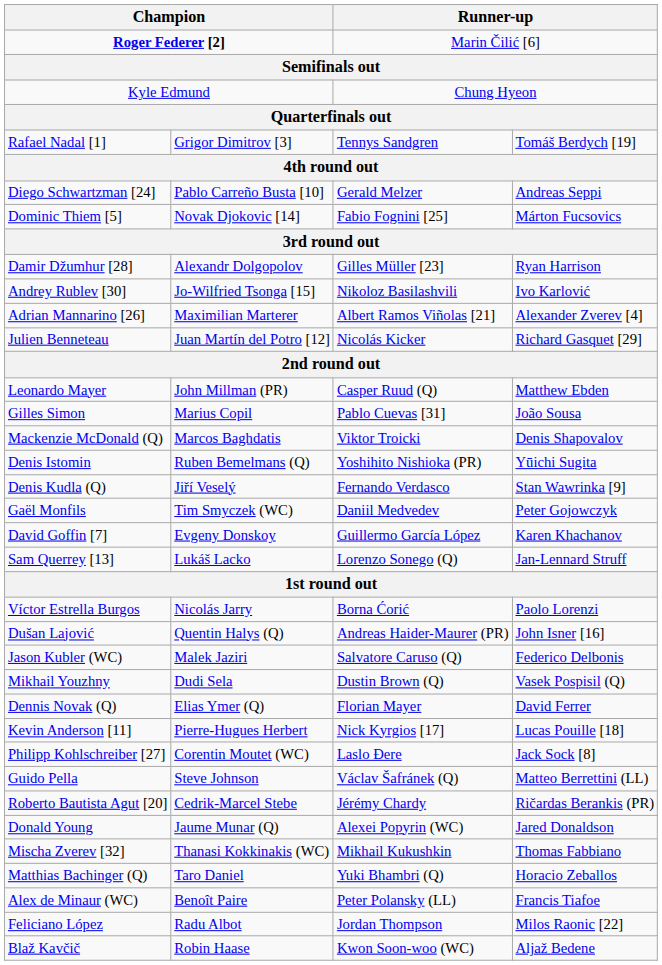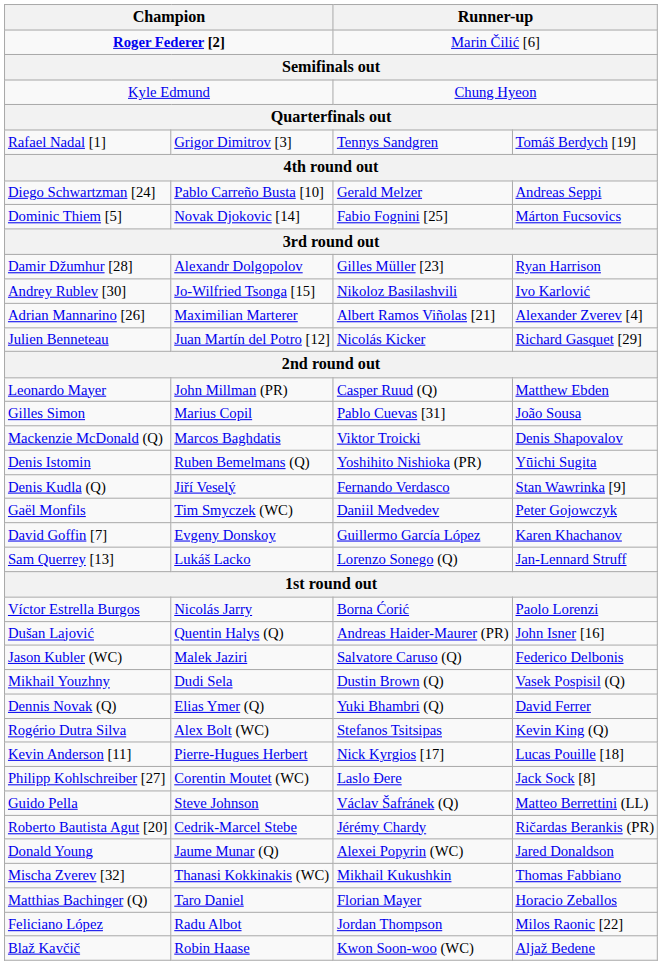(379, 706) Florian Mayer -> (390, 706) Yuki Bhambri (Q)
+ row: (67, 730)
(390, 876) Yuki Bhambri (Q) -> (379, 900) Florian Mayer
- row: (73, 900)
